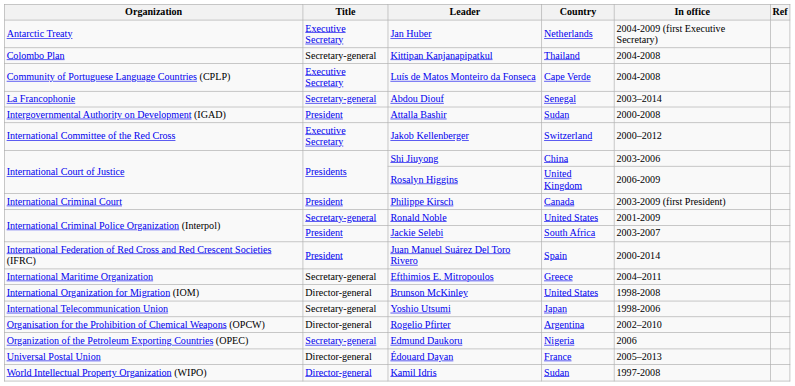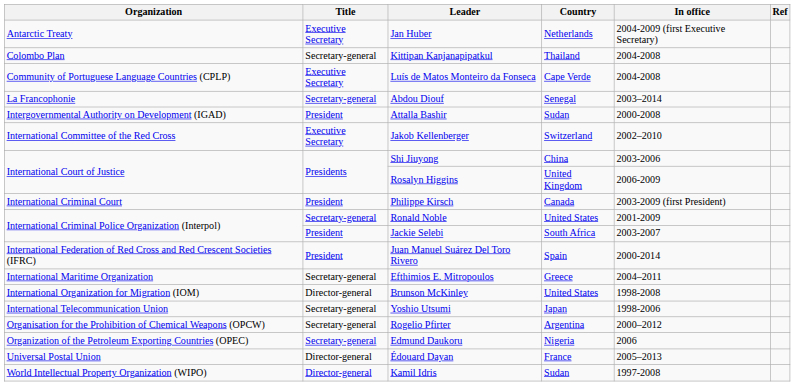(639, 136) 2000–2012 -> (639, 136) 2002–2010
(339, 324) Director-general -> (341, 324) Secretary-general
(639, 324) 2002–2010 -> (639, 324) 2000–2012
